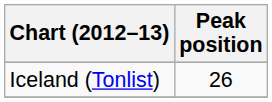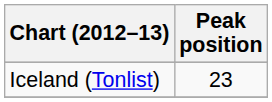(221, 79) 26 -> (221, 79) 23
